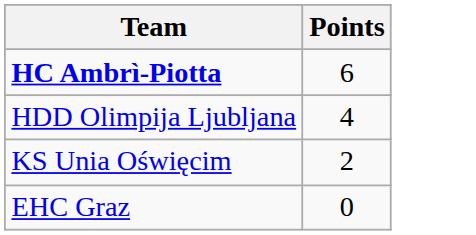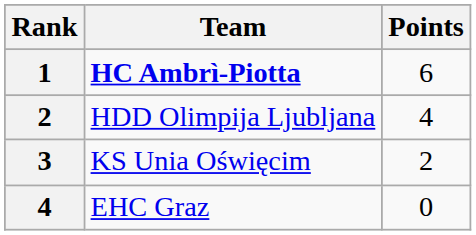+ column: (44, 26)
